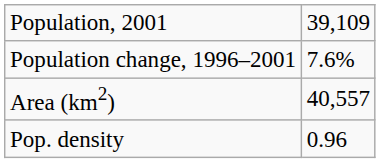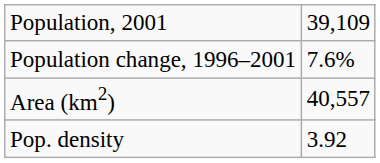(327, 138) 0.96 -> (327, 138) 3.92
